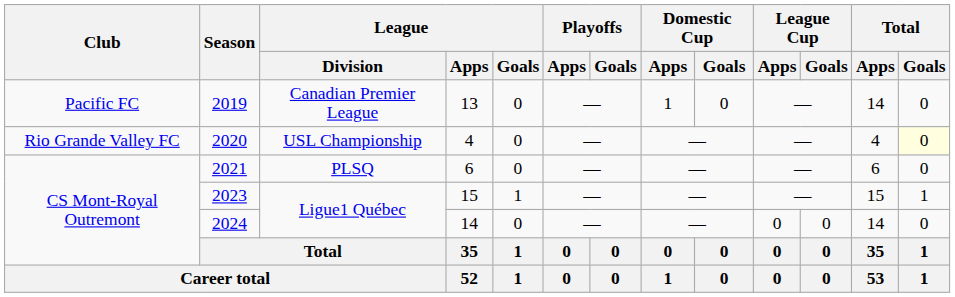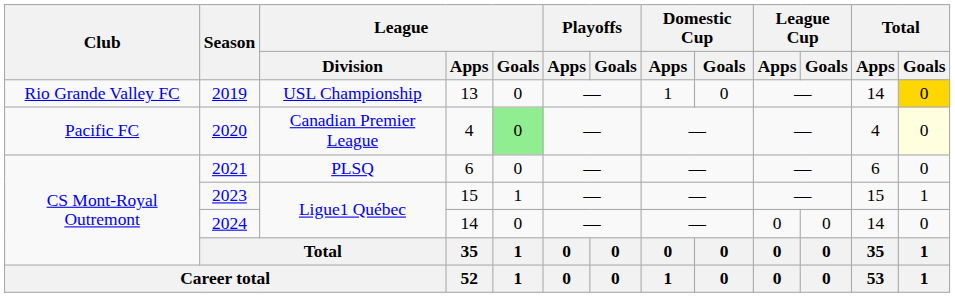(102, 103) Pacific FC -> (102, 93) Rio Grande Valley FC
(352, 103) Canadian Premier League -> (352, 93) USL Championship
(924, 103) no background -> (924, 93) gold background
(102, 140) Rio Grande Valley FC -> (102, 130) Pacific FC
(352, 140) USL Championship -> (352, 130) Canadian Premier League
(518, 140) no background -> (518, 130) lightgreen background
